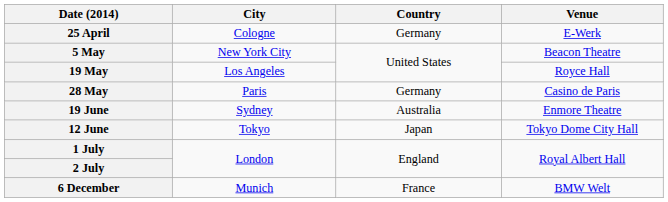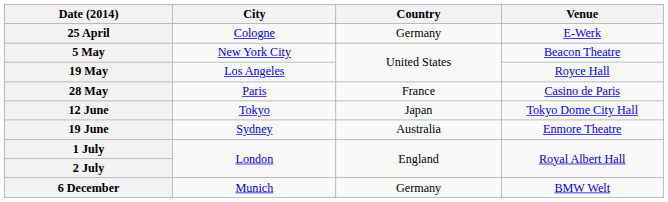(419, 91) Germany -> (419, 91) France
rows swapped: (89, 129) <-> (89, 110)
(419, 187) France -> (419, 187) Germany
